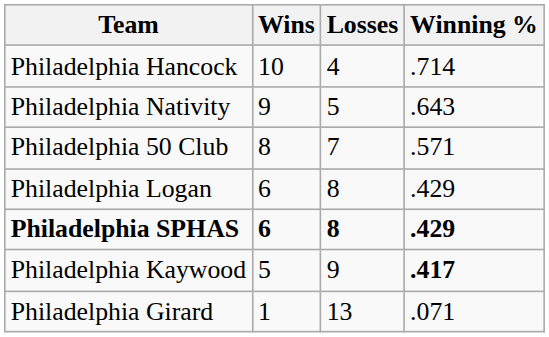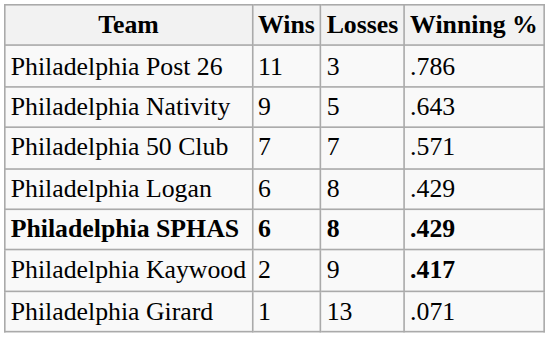+ row: (117, 65)
- row: (124, 65)
(264, 147) 8 -> (264, 147) 7
(264, 270) 5 -> (264, 270) 2
